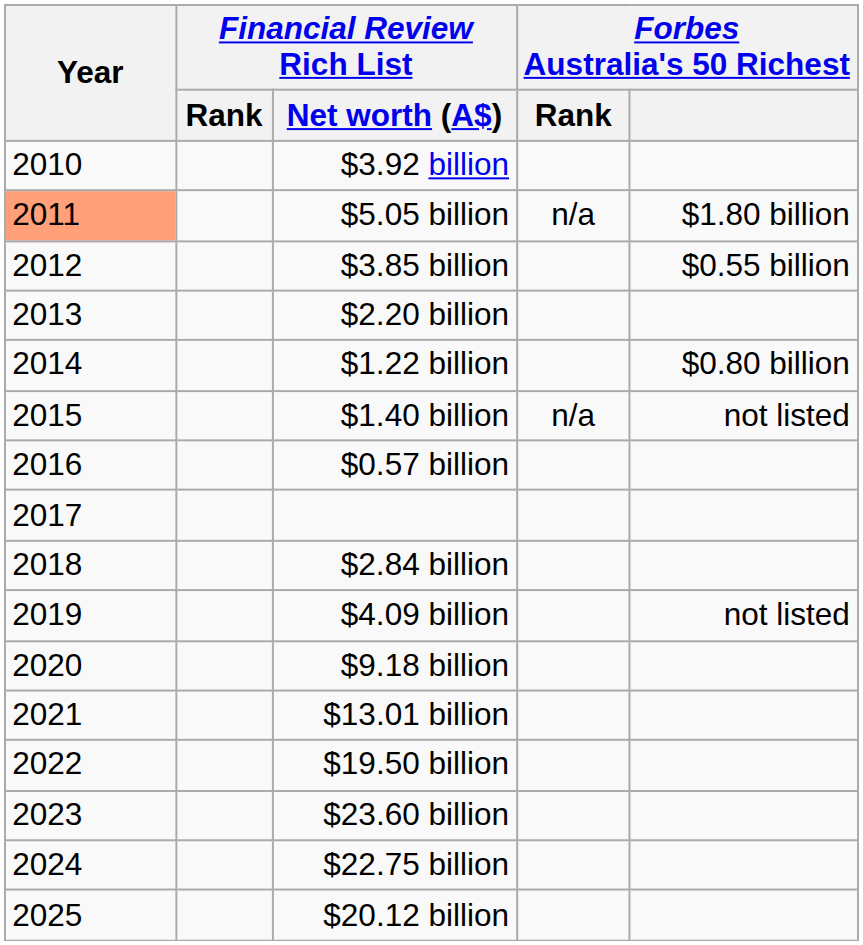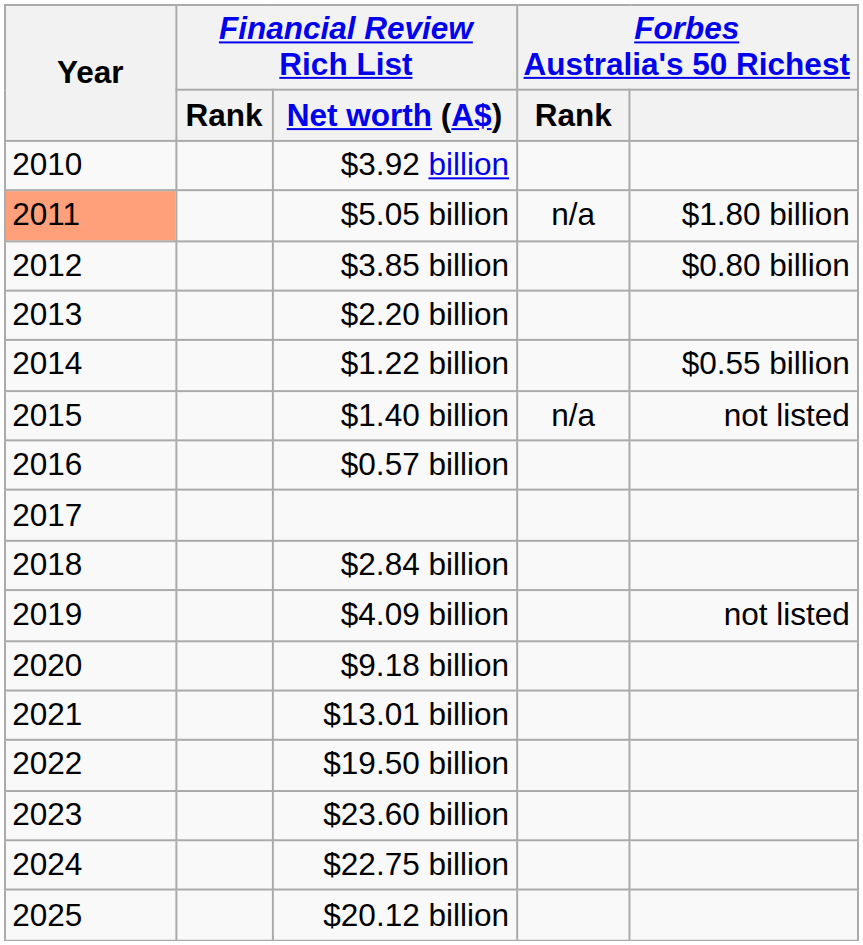(766, 264) $0.55 billion -> (766, 264) $0.80 billion
(766, 364) $0.80 billion -> (766, 364) $0.55 billion
